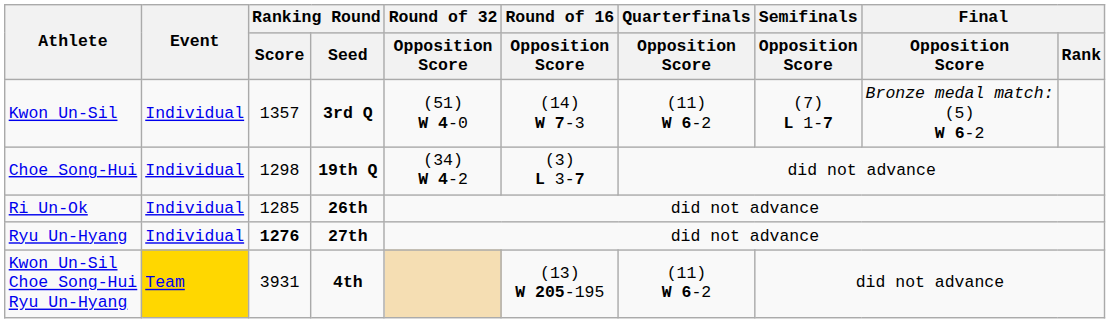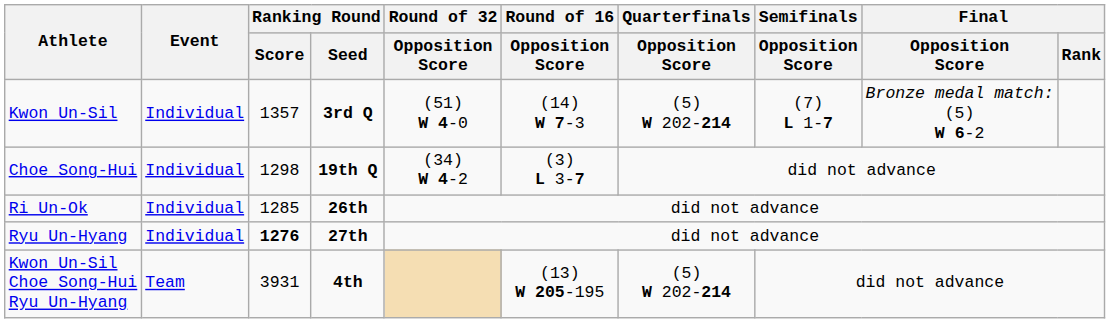(686, 113) (11) W 6-2 -> (686, 113) (5) W 202-214
(165, 283) gold background -> (165, 283) no background
(686, 283) (11) W 6-2 -> (686, 283) (5) W 202-214
